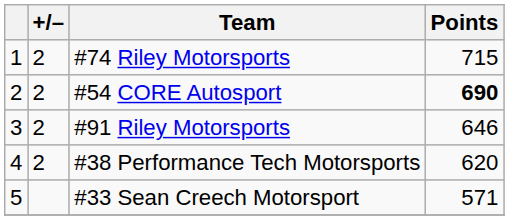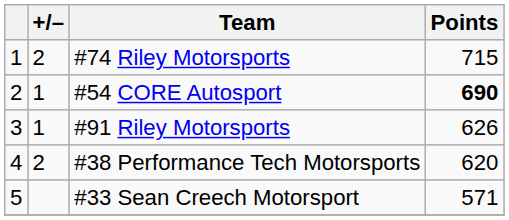(39, 93) 2 -> (39, 93) 1
(39, 128) 2 -> (39, 128) 1
(480, 128) 646 -> (480, 128) 626
